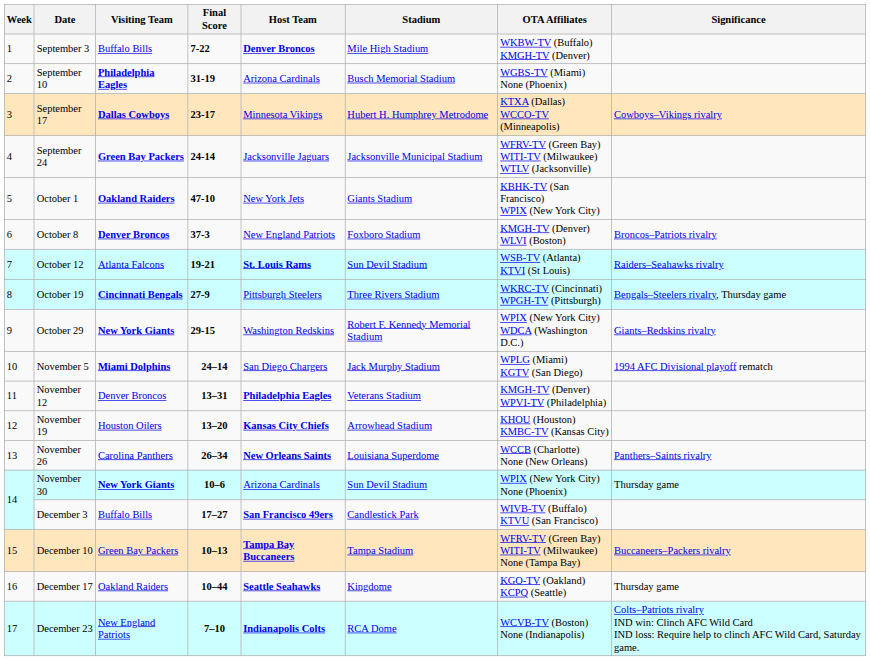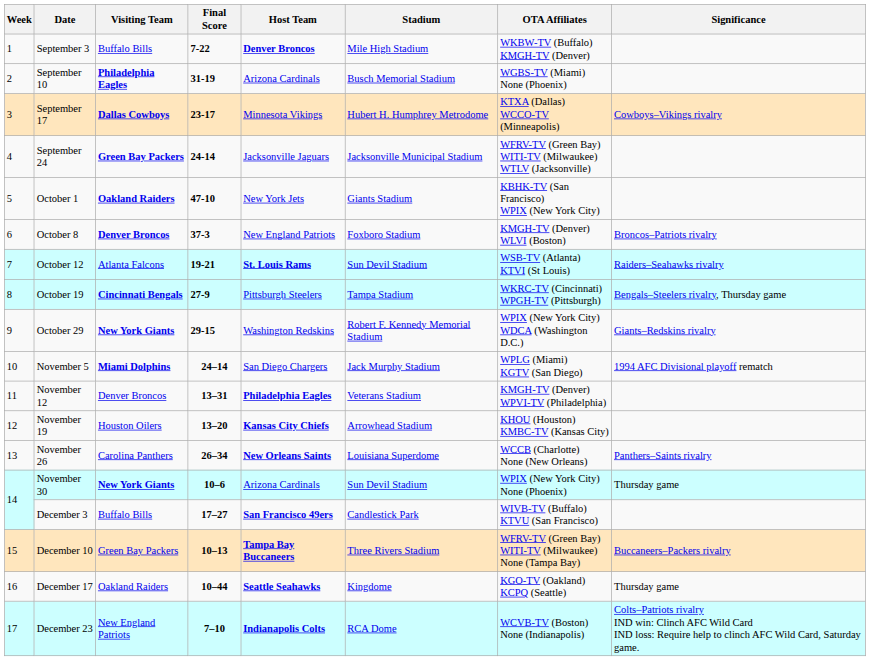(393, 294) Three Rivers Stadium -> (380, 294) Tampa Stadium
(380, 550) Tampa Stadium -> (393, 550) Three Rivers Stadium
